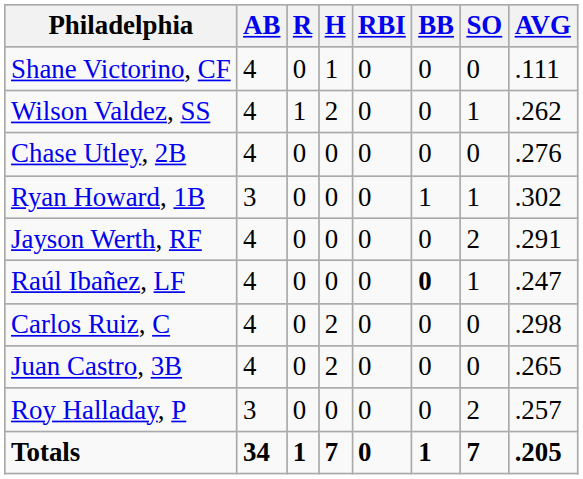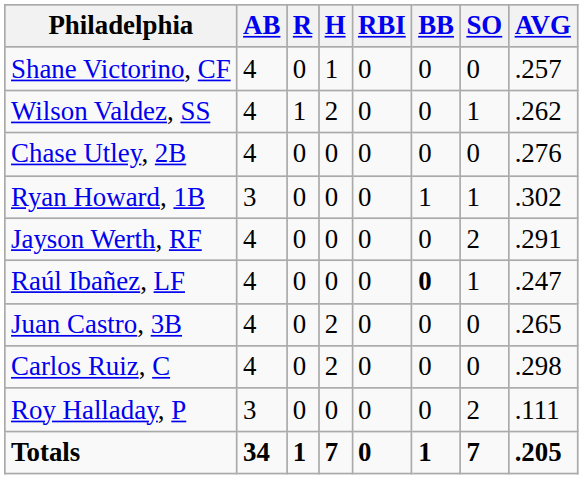(537, 68) .111 -> (538, 68) .257
rows swapped: (97, 366) <-> (91, 324)
(538, 409) .257 -> (537, 409) .111
